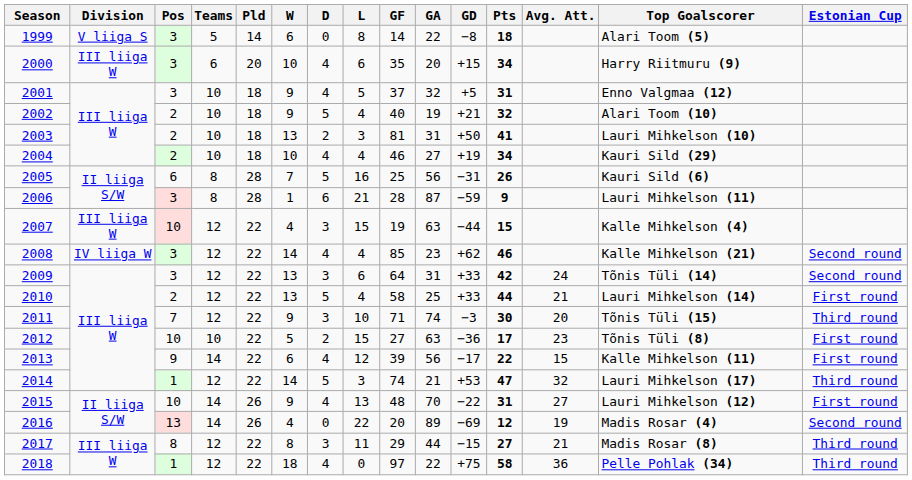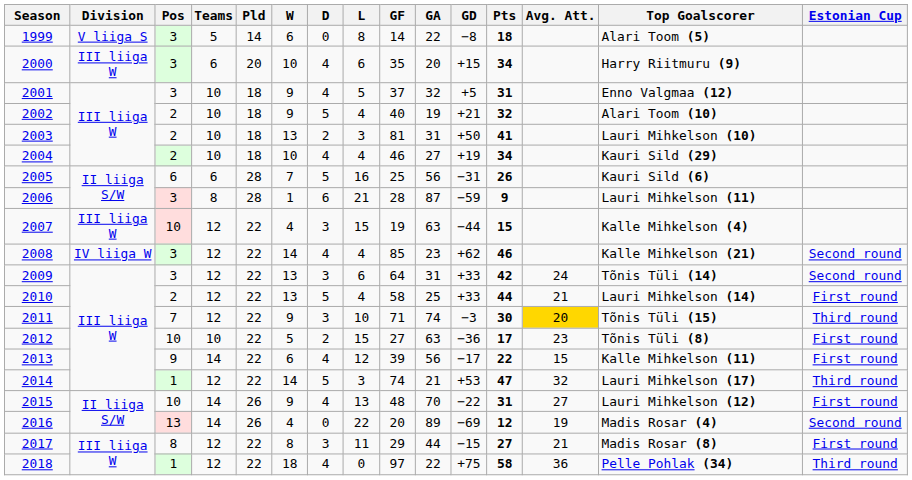(214, 177) 8 -> (214, 177) 6
(561, 317) no background -> (561, 317) gold background
(855, 443) Third round -> (855, 443) First round
